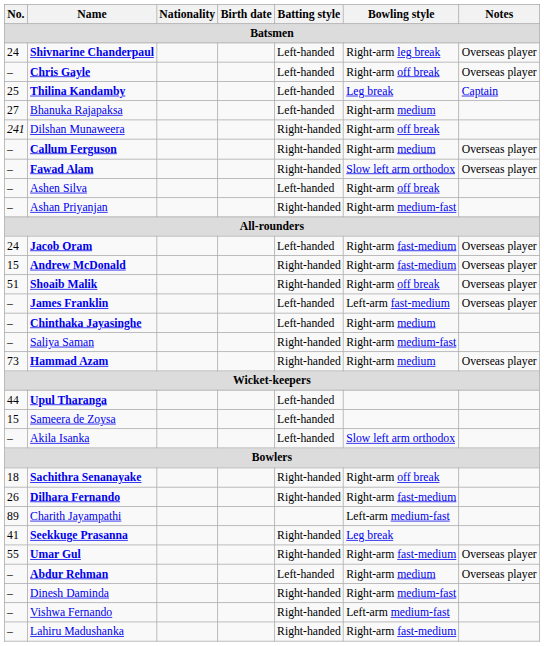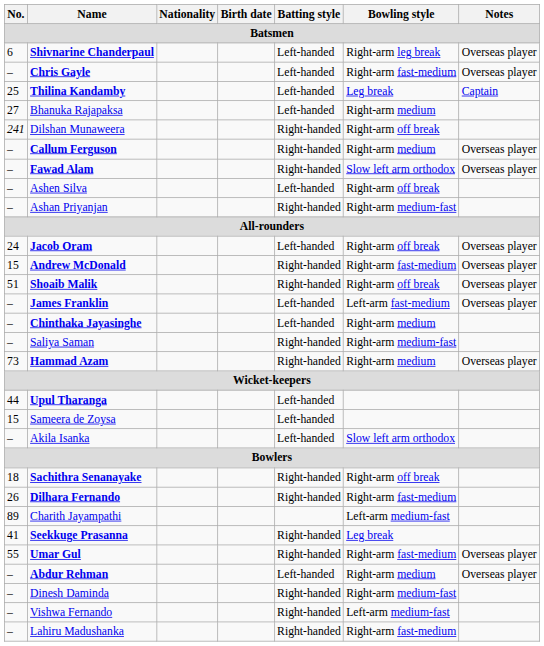(13, 52) 24 -> (10, 52) 6
(393, 72) Right-arm off break -> (401, 72) Right-arm fast-medium
(401, 245) Right-arm fast-medium -> (393, 245) Right-arm off break
